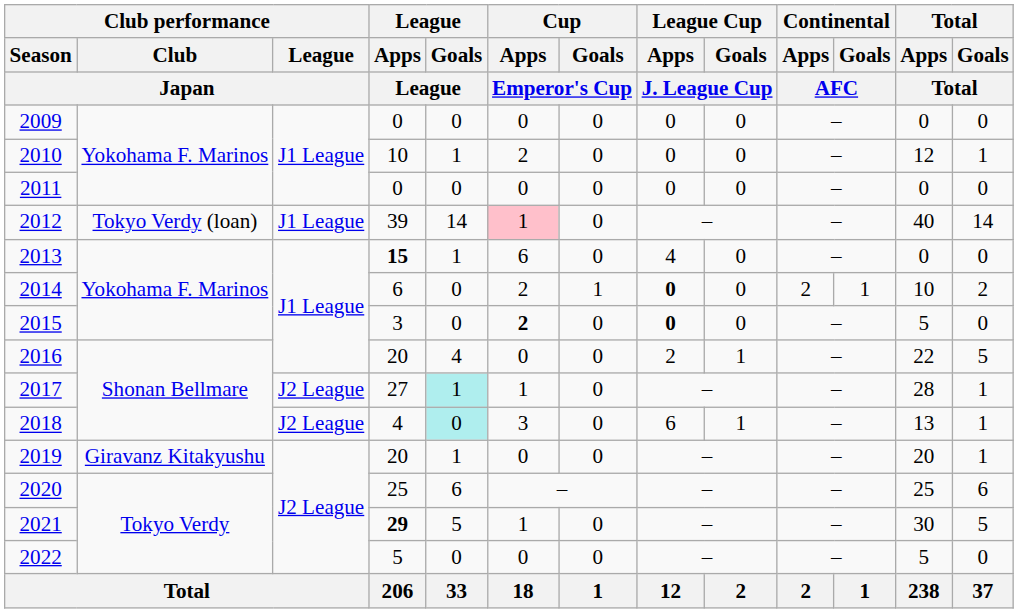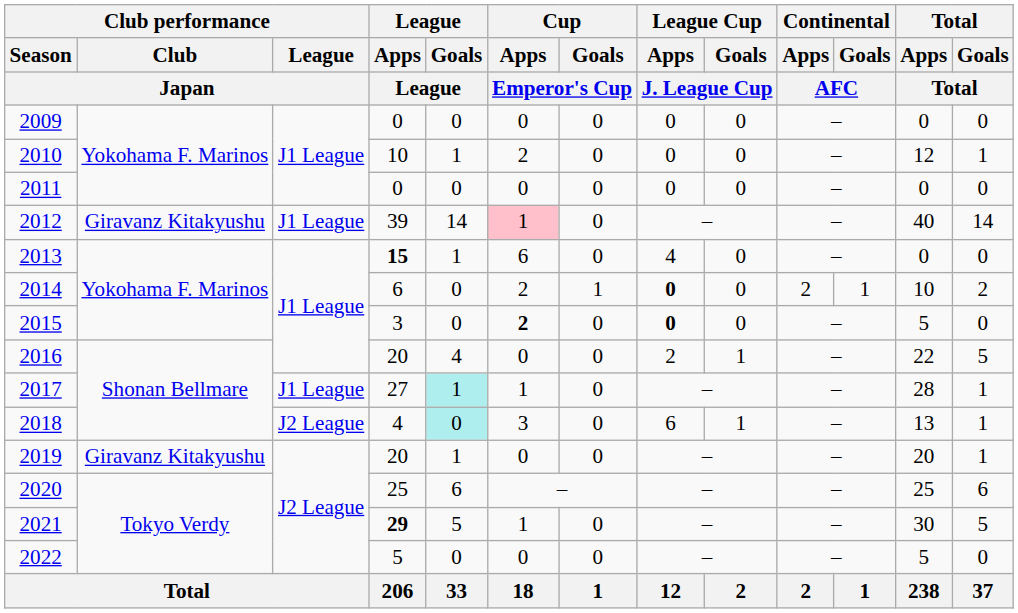(175, 222) Tokyo Verdy (loan) -> (175, 222) Giravanz Kitakyushu
(321, 389) J2 League -> (321, 389) J1 League
